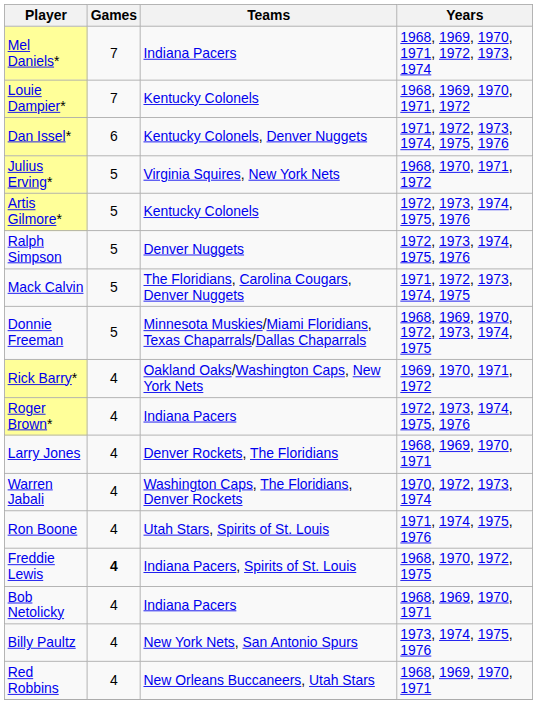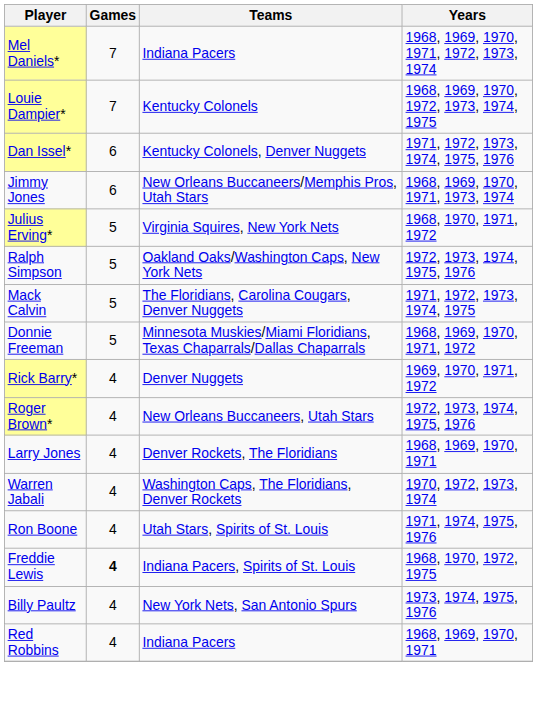(456, 98) 1968, 1969, 1970, 1971, 1972 -> (462, 106) 1968, 1969, 1970, 1972, 1973, 1974, 1975
+ row: (28, 189)
- row: (35, 212)
(194, 249) Denver Nuggets -> (261, 265) Oakland Oaks/Washington Caps, New York Nets
(456, 333) 1968, 1969, 1970, 1972, 1973, 1974, 1975 -> (462, 340) 1968, 1969, 1970, 1971, 1972
(262, 378) Oakland Oaks/Washington Caps, New York Nets -> (193, 378) Denver Nuggets
(190, 416) Indiana Pacers -> (258, 416) New Orleans Buccaneers, Utah Stars
- row: (36, 605)
(259, 680) New Orleans Buccaneers, Utah Stars -> (189, 642) Indiana Pacers
